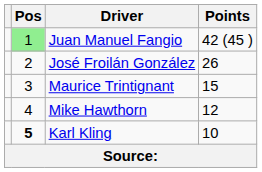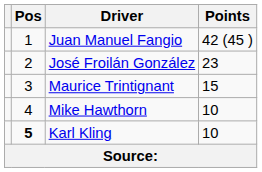(28, 40) lightgreen background -> (28, 40) no background
(210, 63) 26 -> (210, 63) 23
(210, 110) 12 -> (210, 110) 10
